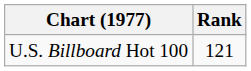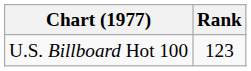(219, 50) 121 -> (219, 50) 123
